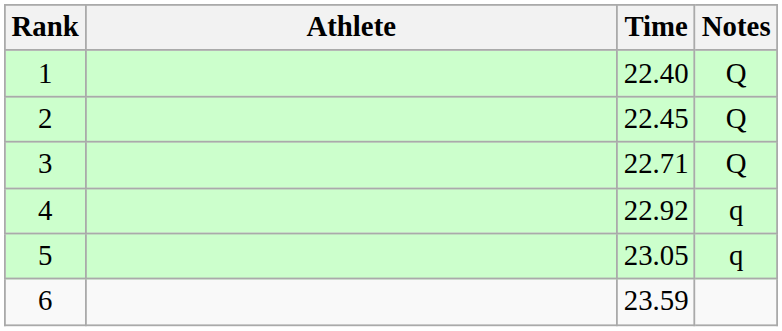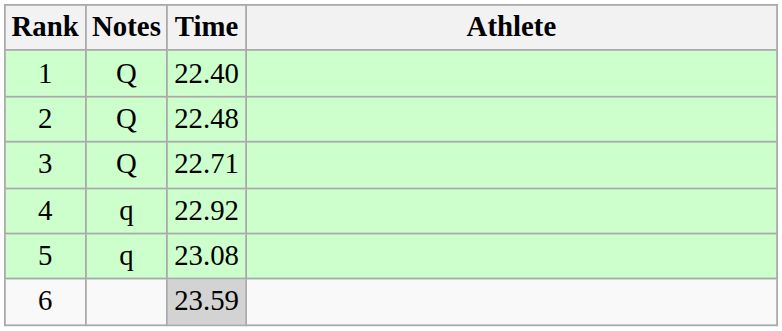columns swapped: (351, 27) <-> (736, 27)
(656, 118) 22.45 -> (207, 118) 22.48
(656, 255) 23.05 -> (207, 255) 23.08
(656, 301) no background -> (207, 301) lightgrey background
